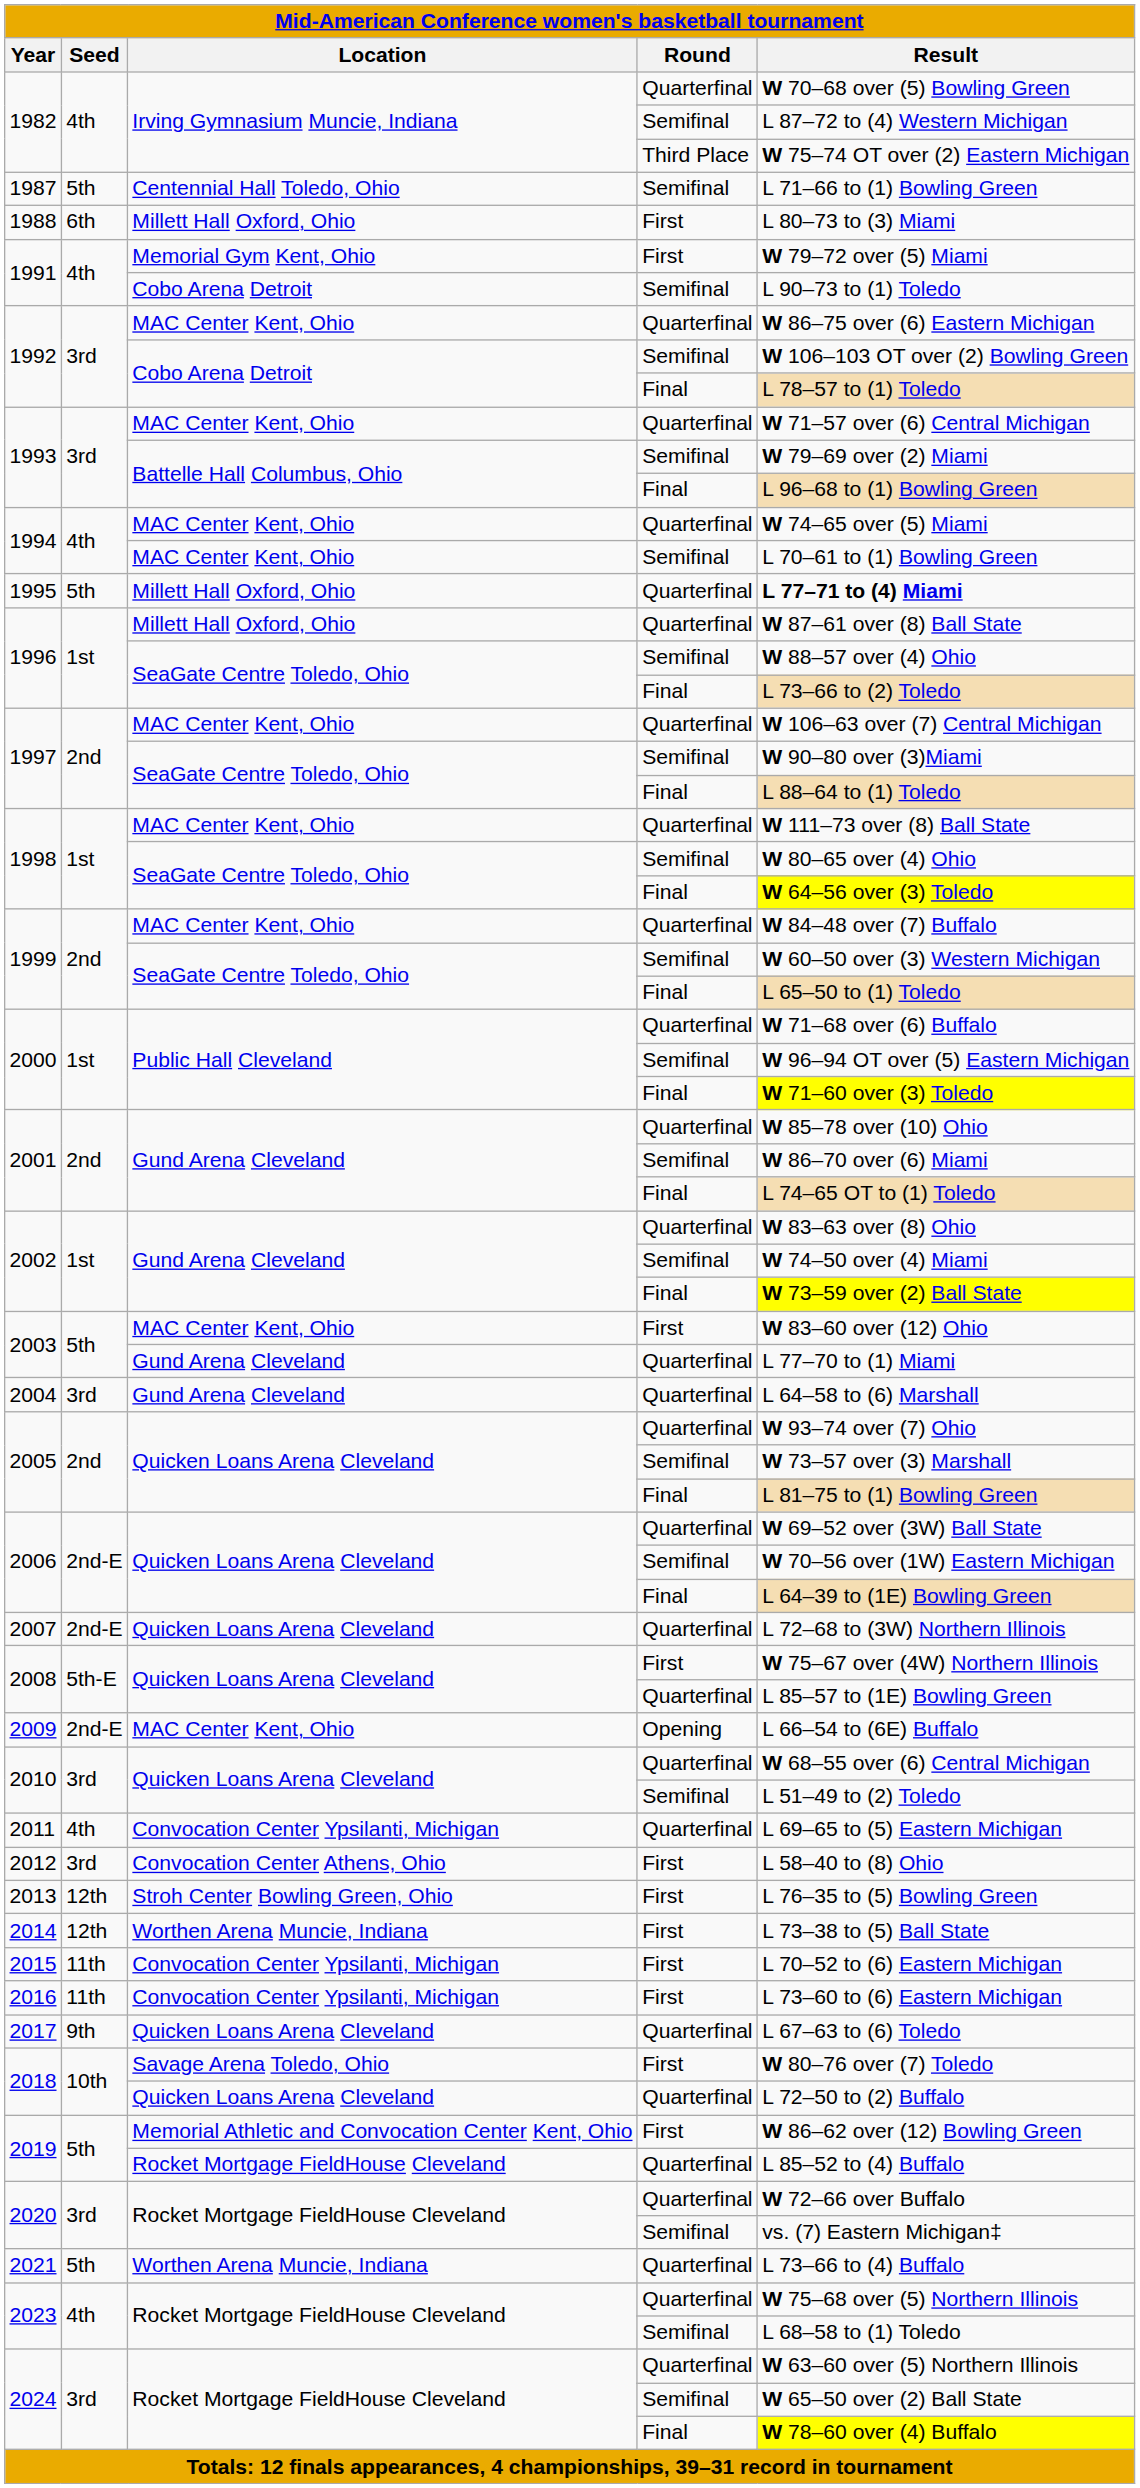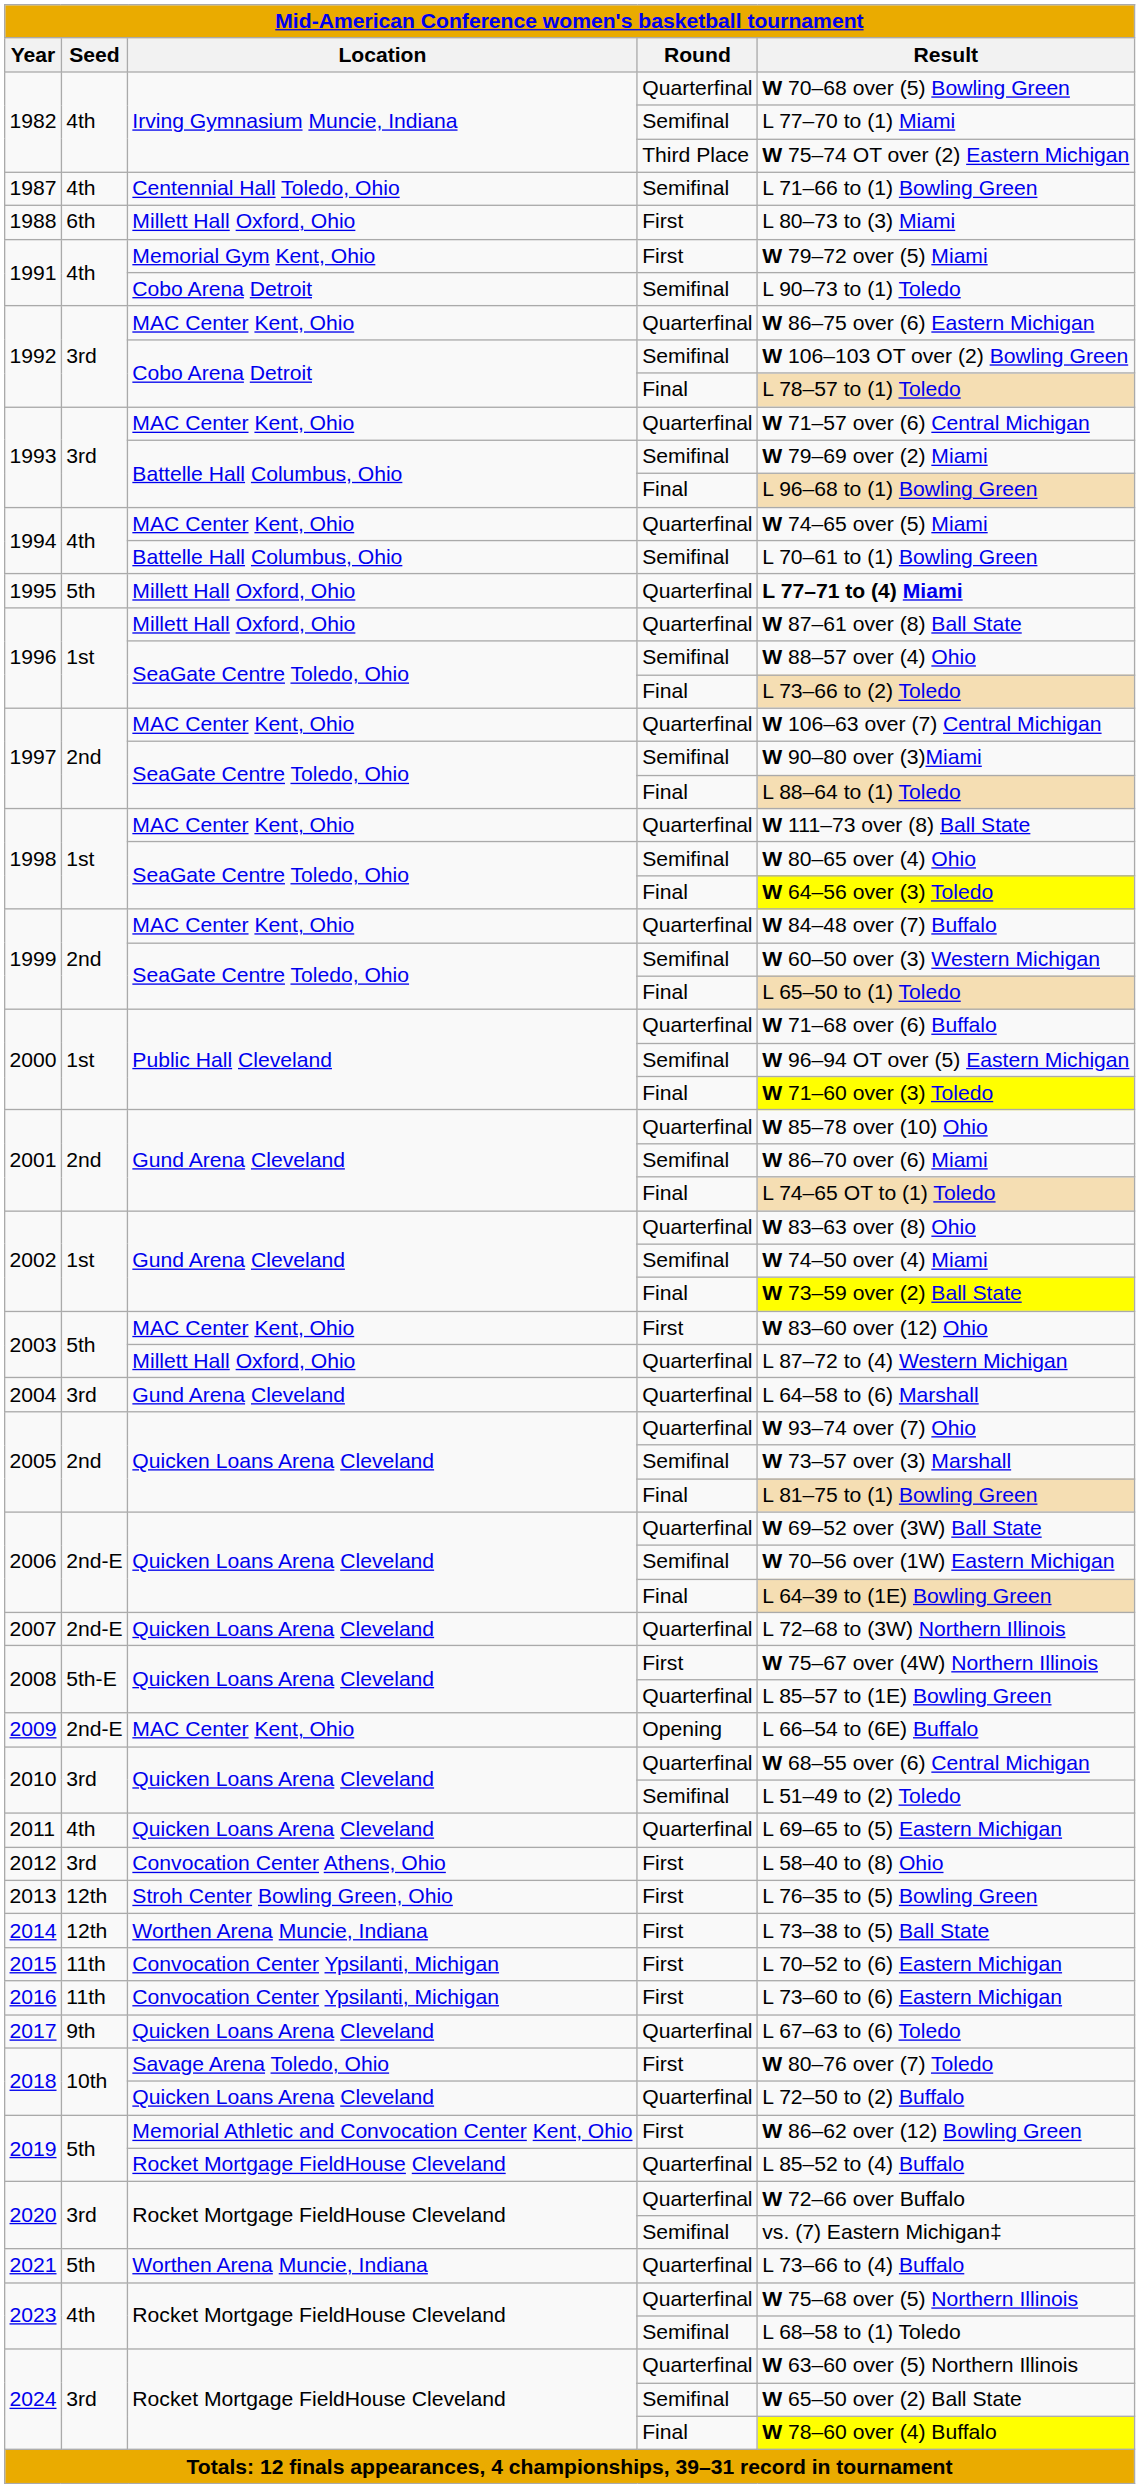(915, 121) L 87–72 to (4) Western Michigan -> (859, 121) L 77–70 to (1) Miami
(81, 188) 5th -> (81, 188) 4th
(243, 557) MAC Center Kent, Ohio -> (267, 557) Battelle Hall Columbus, Ohio
(239, 1361) Gund Arena Cleveland -> (244, 1361) Millett Hall Oxford, Ohio
(859, 1361) L 77–70 to (1) Miami -> (915, 1361) L 87–72 to (4) Western Michigan
(316, 1829) Convocation Center Ypsilanti, Michigan -> (283, 1829) Quicken Loans Arena Cleveland
